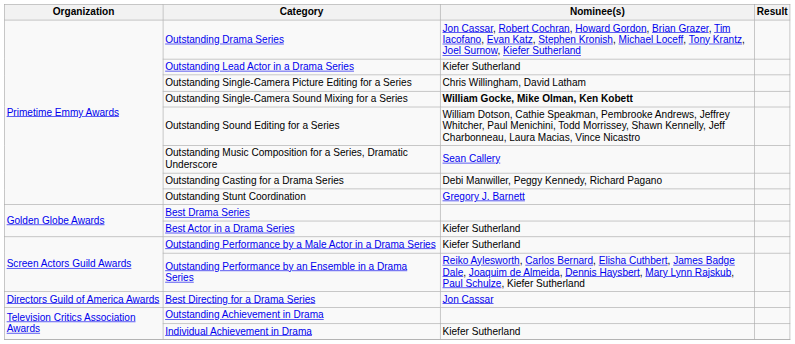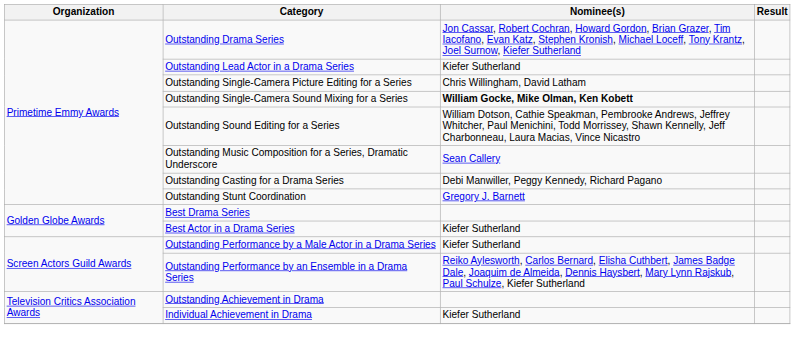- row: (240, 299)
